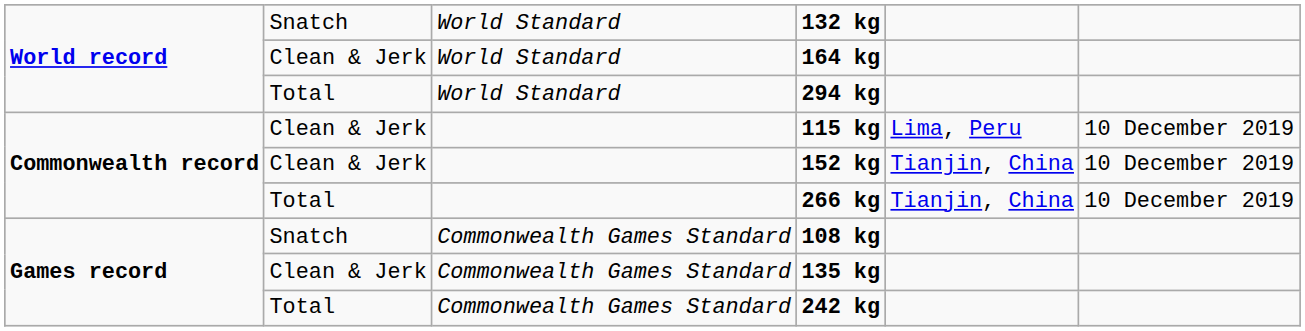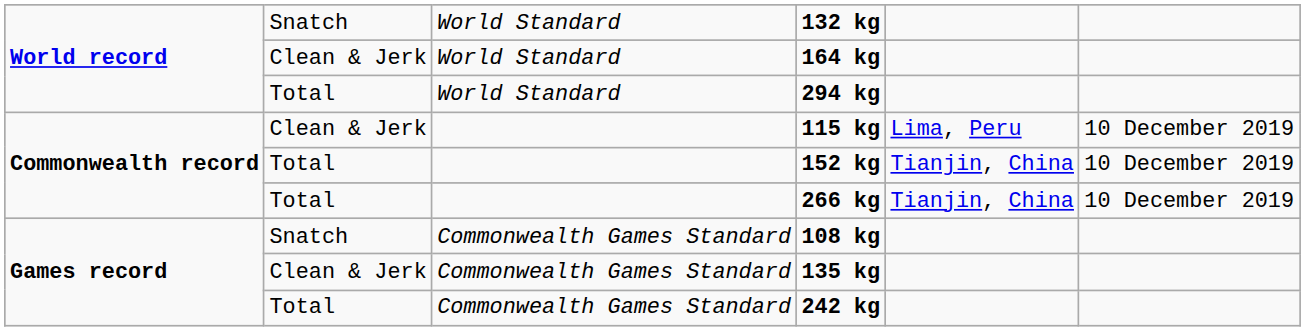(348, 165) Clean & Jerk -> (302, 165) Total
